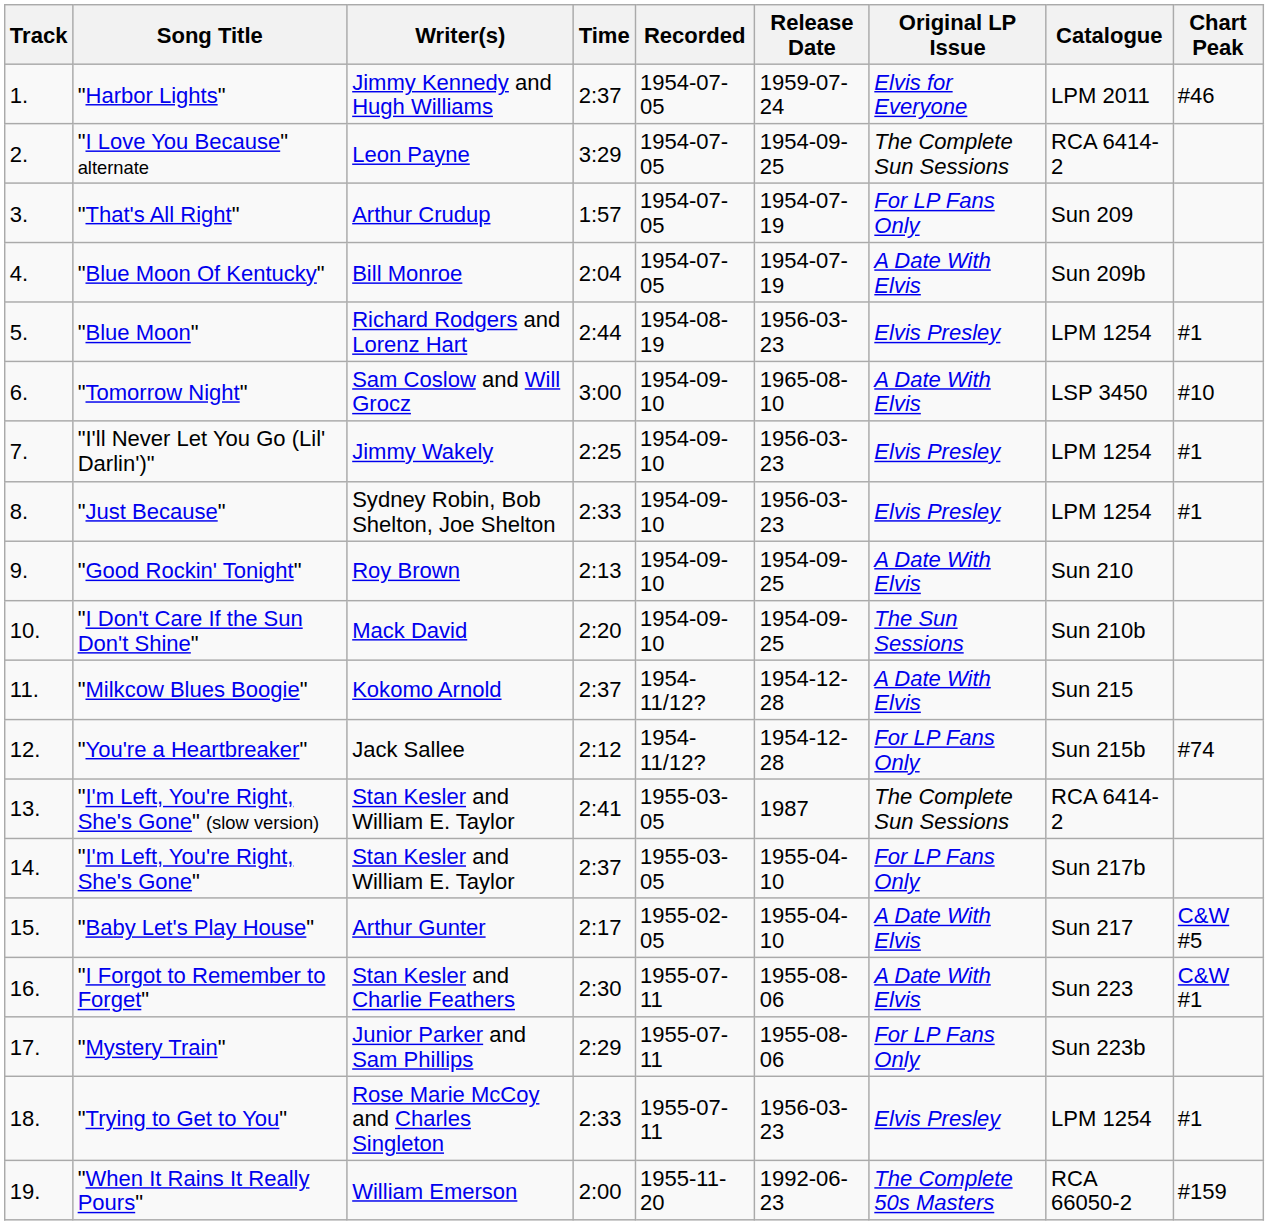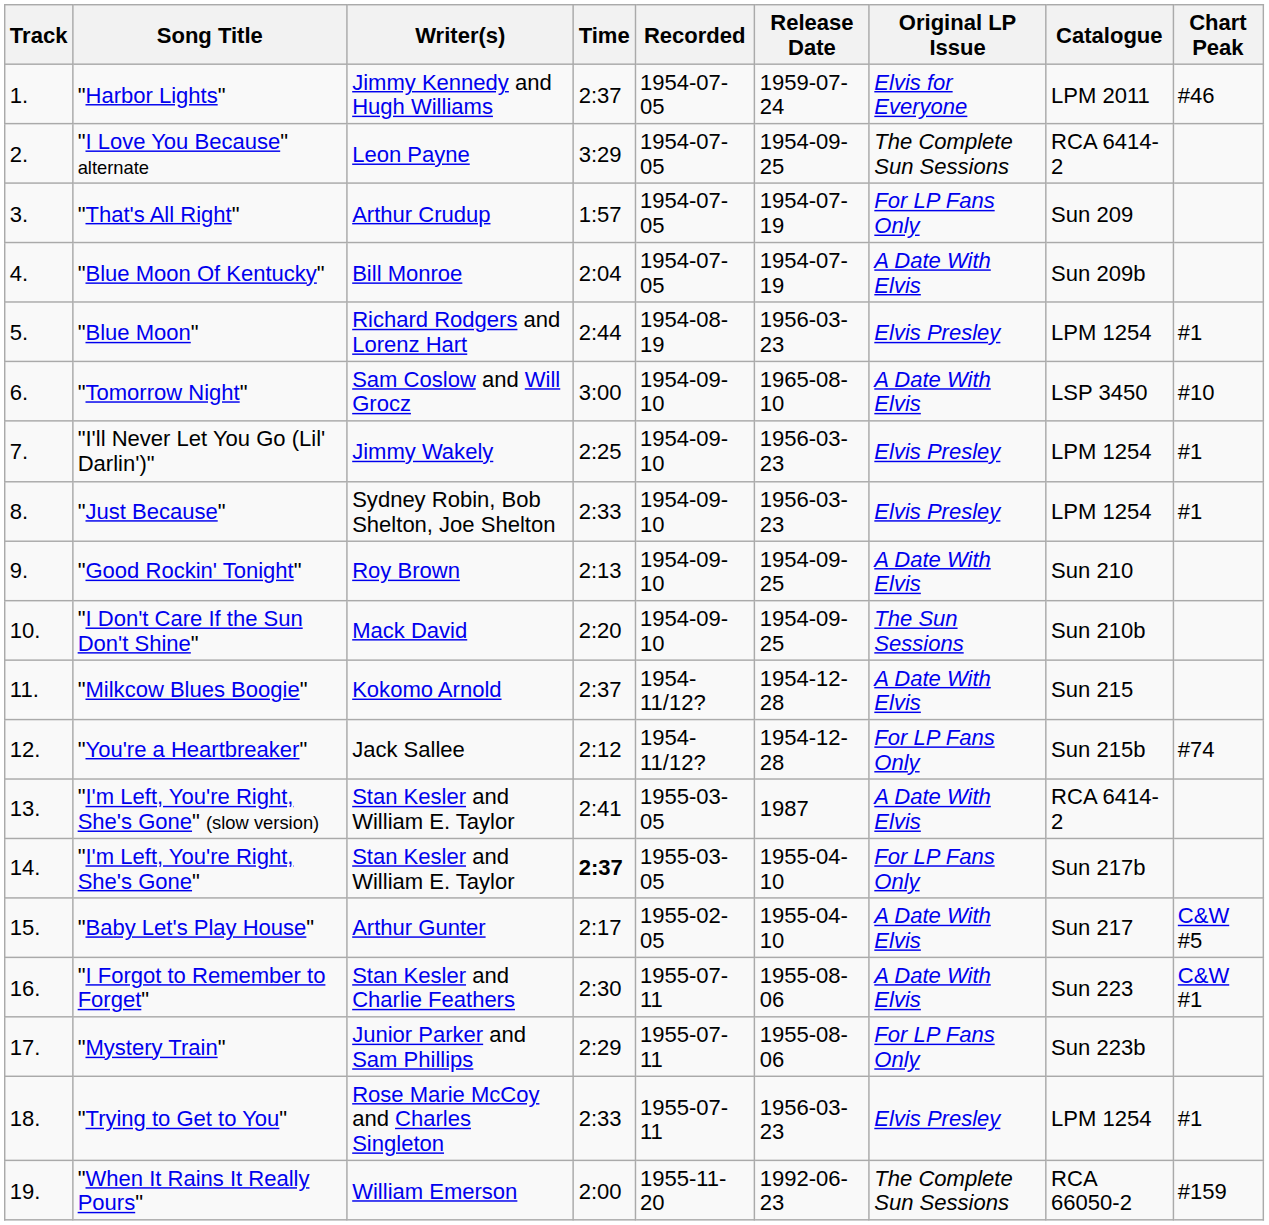(943, 809) The Complete Sun Sessions -> (933, 809) A Date With Elvis
(600, 868) normal -> (601, 868) bold
(943, 1191) The Complete 50s Masters -> (943, 1191) The Complete Sun Sessions
